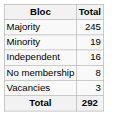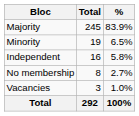+ column: (119, 12)
